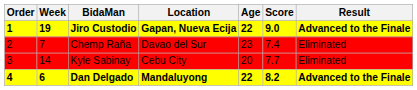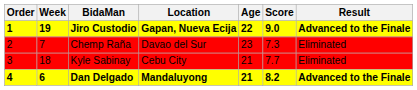(272, 45) 7.4 -> (272, 45) 7.3
(45, 61) 14 -> (45, 61) 18
(247, 61) 20 -> (247, 61) 21
(247, 77) 22 -> (247, 77) 21
